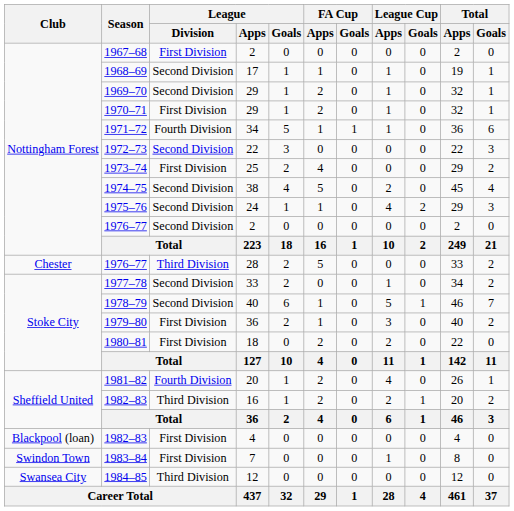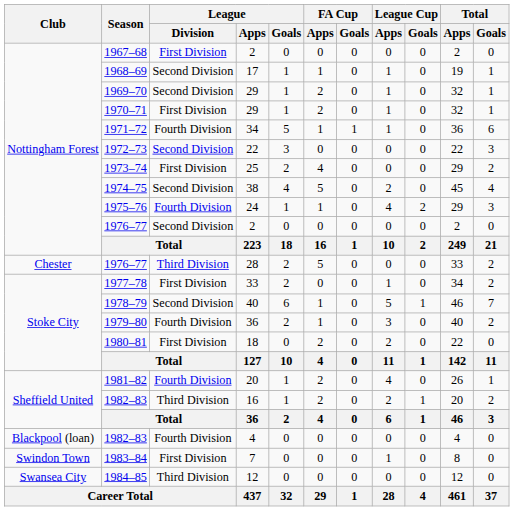(193, 206) Second Division -> (193, 206) Fourth Division
(193, 284) Second Division -> (193, 284) First Division
(193, 322) First Division -> (193, 322) Fourth Division
(193, 438) First Division -> (193, 438) Fourth Division
